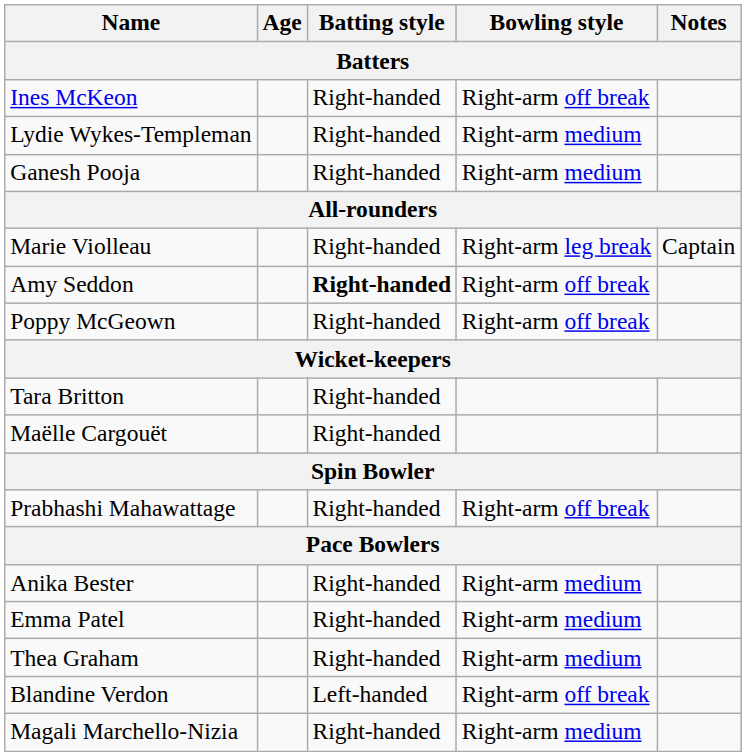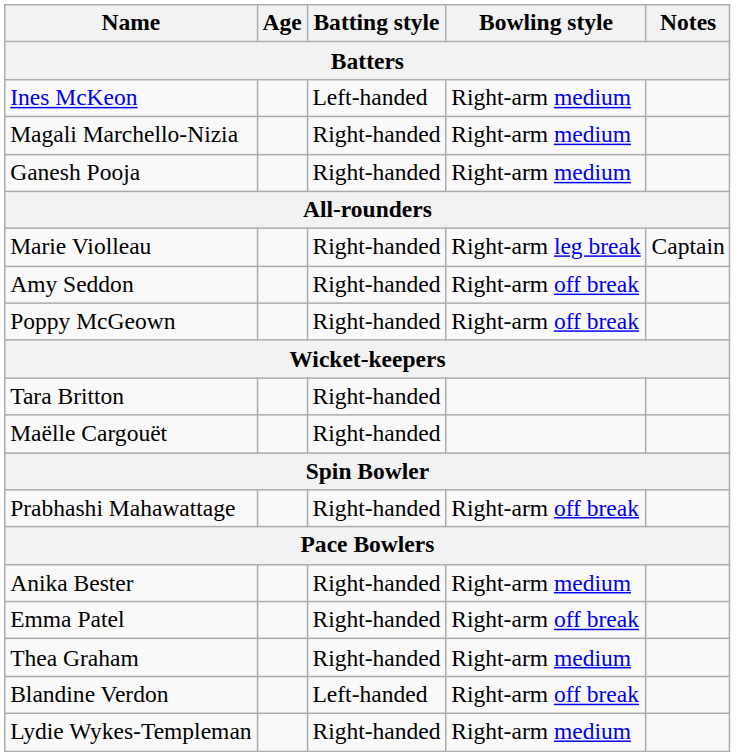(376, 97) Right-handed -> (370, 97) Left-handed
(556, 97) Right-arm off break -> (541, 97) Right-arm medium
rows swapped: (131, 135) <-> (124, 731)
(382, 284) bold -> (376, 284) normal
(552, 619) Right-arm medium -> (545, 619) Right-arm off break
